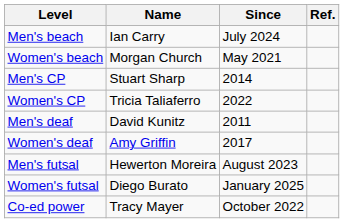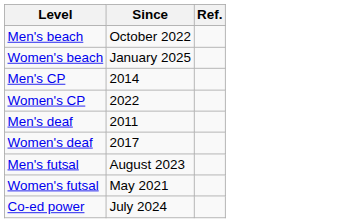- column: (163, 15)
(251, 36) July 2024 -> (150, 36) October 2022
(252, 57) May 2021 -> (150, 57) January 2025
(263, 185) January 2025 -> (139, 185) May 2021
(263, 206) October 2022 -> (138, 206) July 2024
